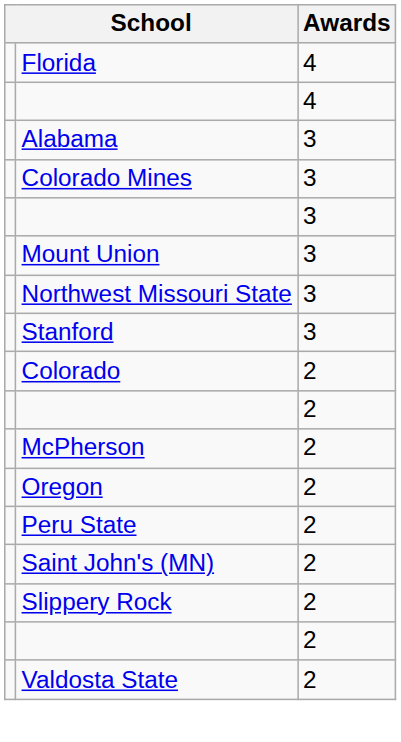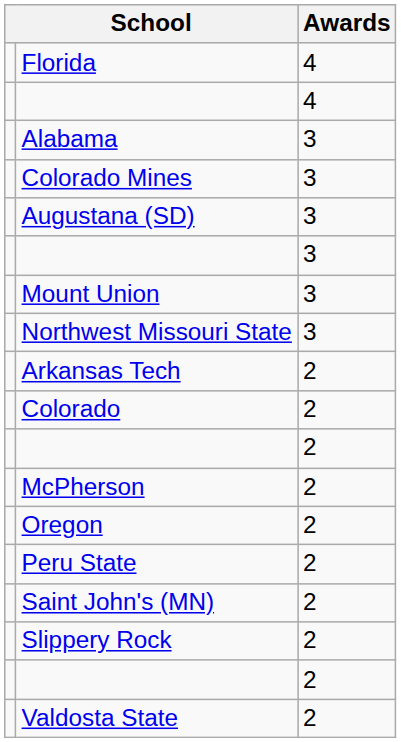+ row: (108, 216)
- row: (68, 332)
+ row: (101, 370)
